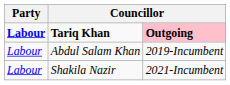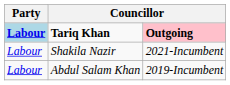(26, 32) no background -> (26, 32) lightblue background
rows swapped: (95, 51) <-> (83, 70)
